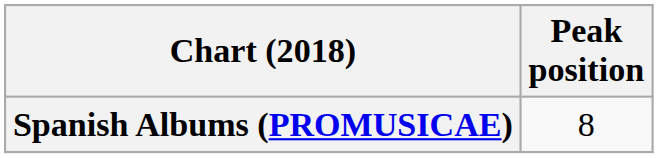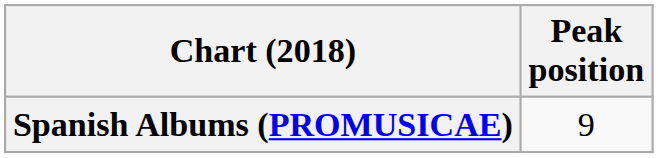(586, 123) 8 -> (586, 123) 9
